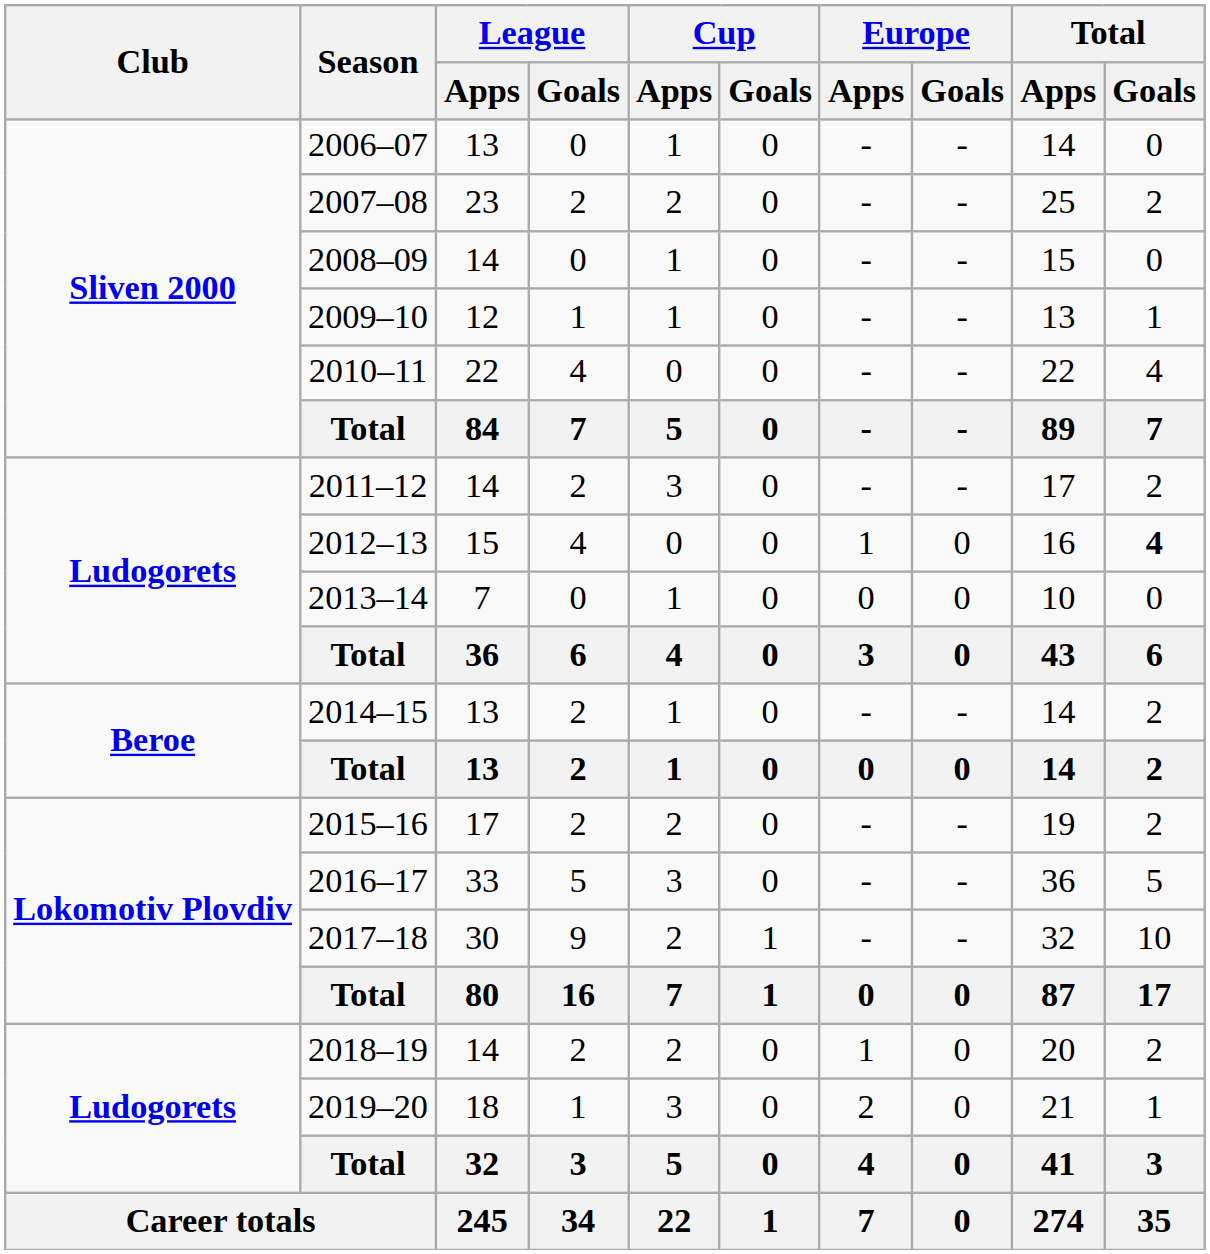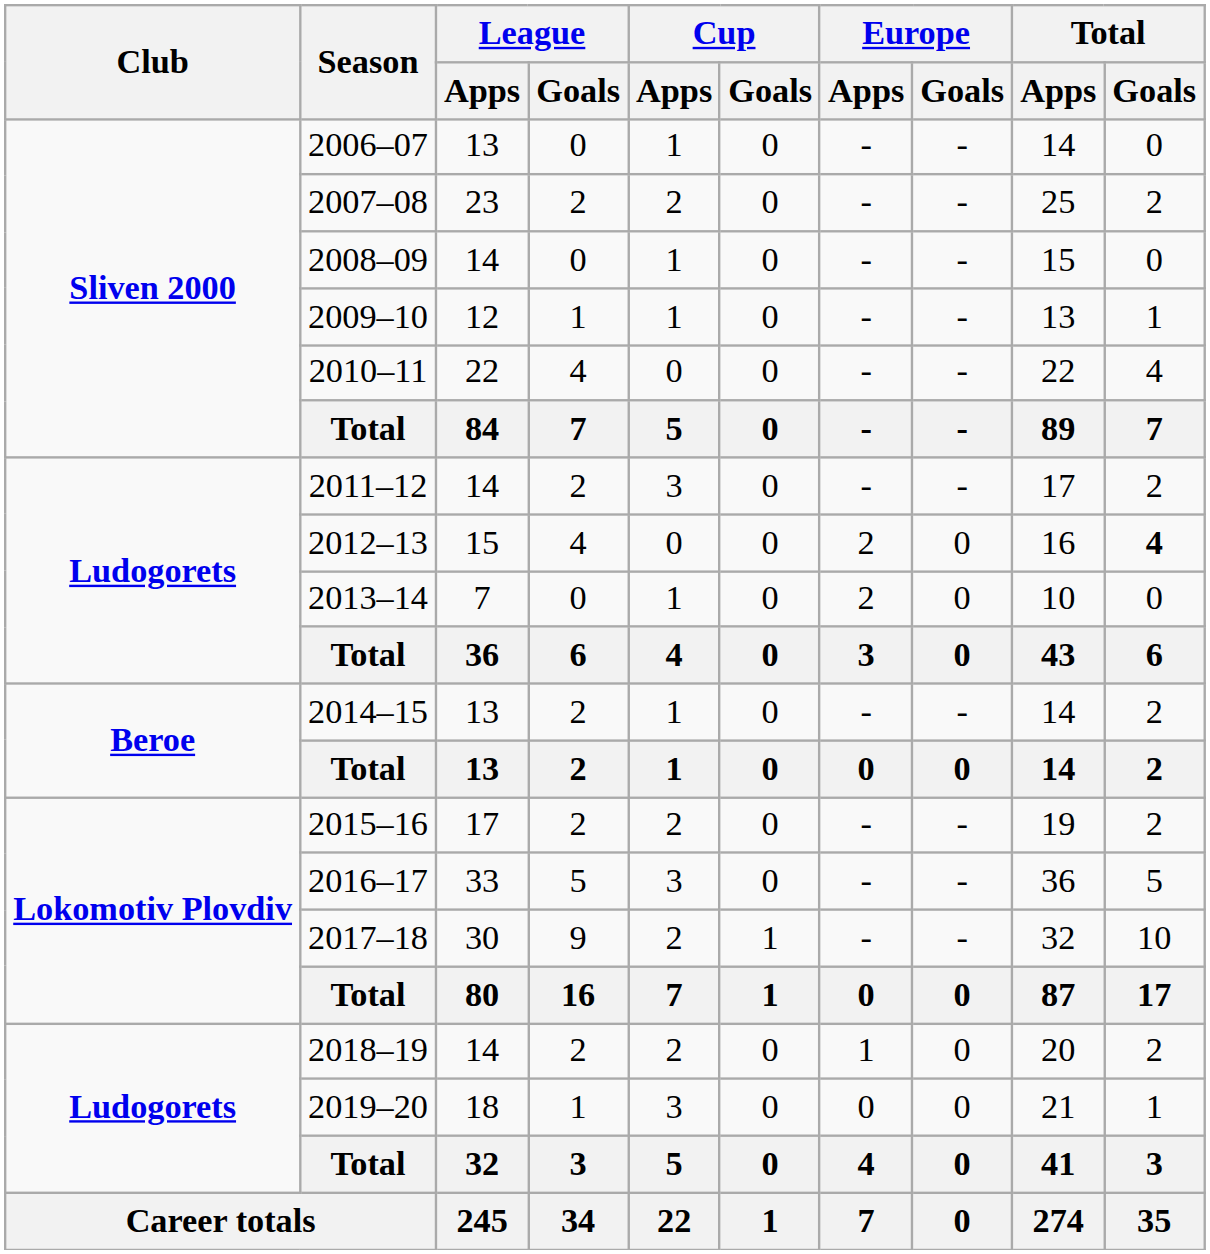(866, 541) 1 -> (866, 541) 2
(866, 598) 0 -> (866, 598) 2
(866, 1107) 2 -> (866, 1107) 0
